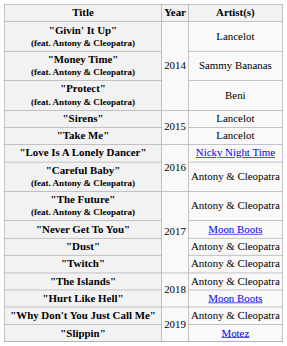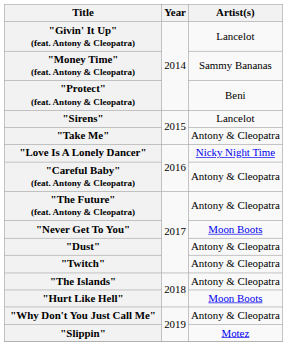(235, 136) Lancelot -> (235, 136) Antony & Cleopatra
